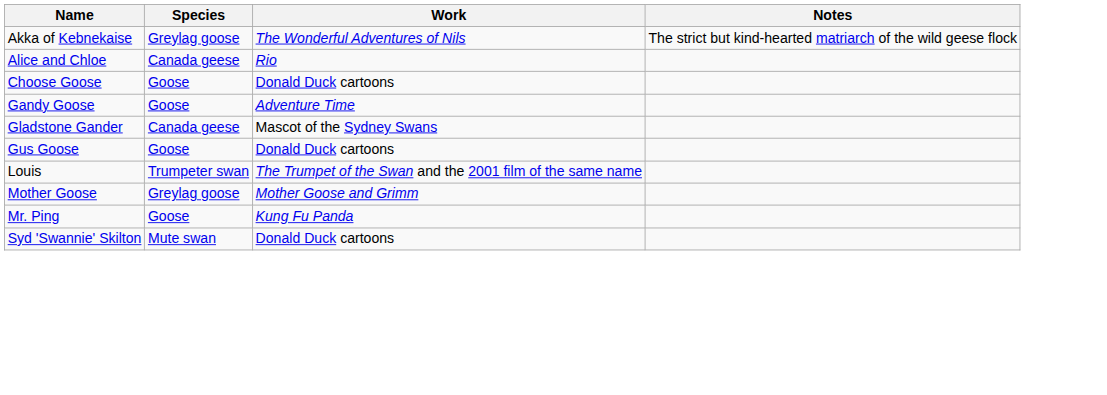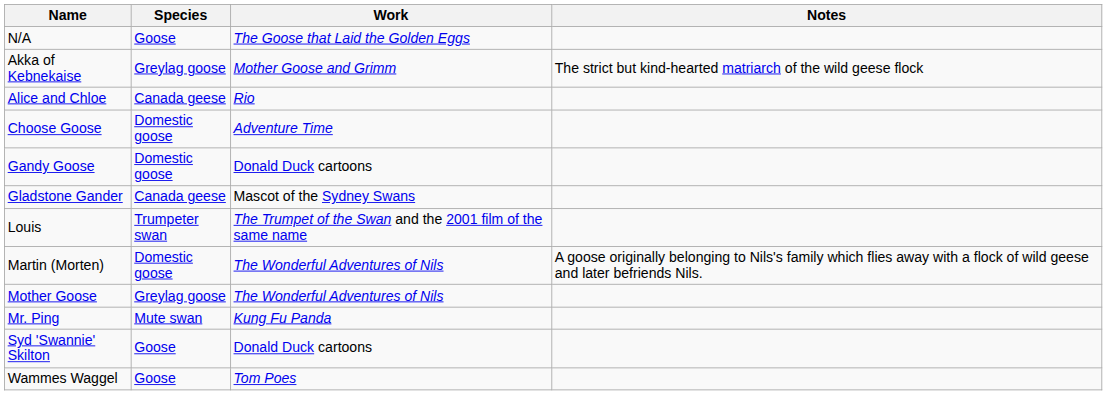+ row: (19, 37)
(361, 37) The Wonderful Adventures of Nils -> (315, 68) Mother Goose and Grimm
(169, 82) Goose -> (164, 128) Domestic goose
(325, 82) Donald Duck cartoons -> (283, 128) Adventure Time
(169, 104) Goose -> (164, 166) Domestic goose
(305, 104) Adventure Time -> (303, 166) Donald Duck cartoons
- row: (43, 149)
+ row: (56, 265)
(337, 194) Mother Goose and Grimm -> (339, 295) The Wonderful Adventures of Nils
(169, 216) Goose -> (168, 318) Mute swan
(182, 238) Mute swan -> (155, 348) Goose
+ row: (63, 378)
